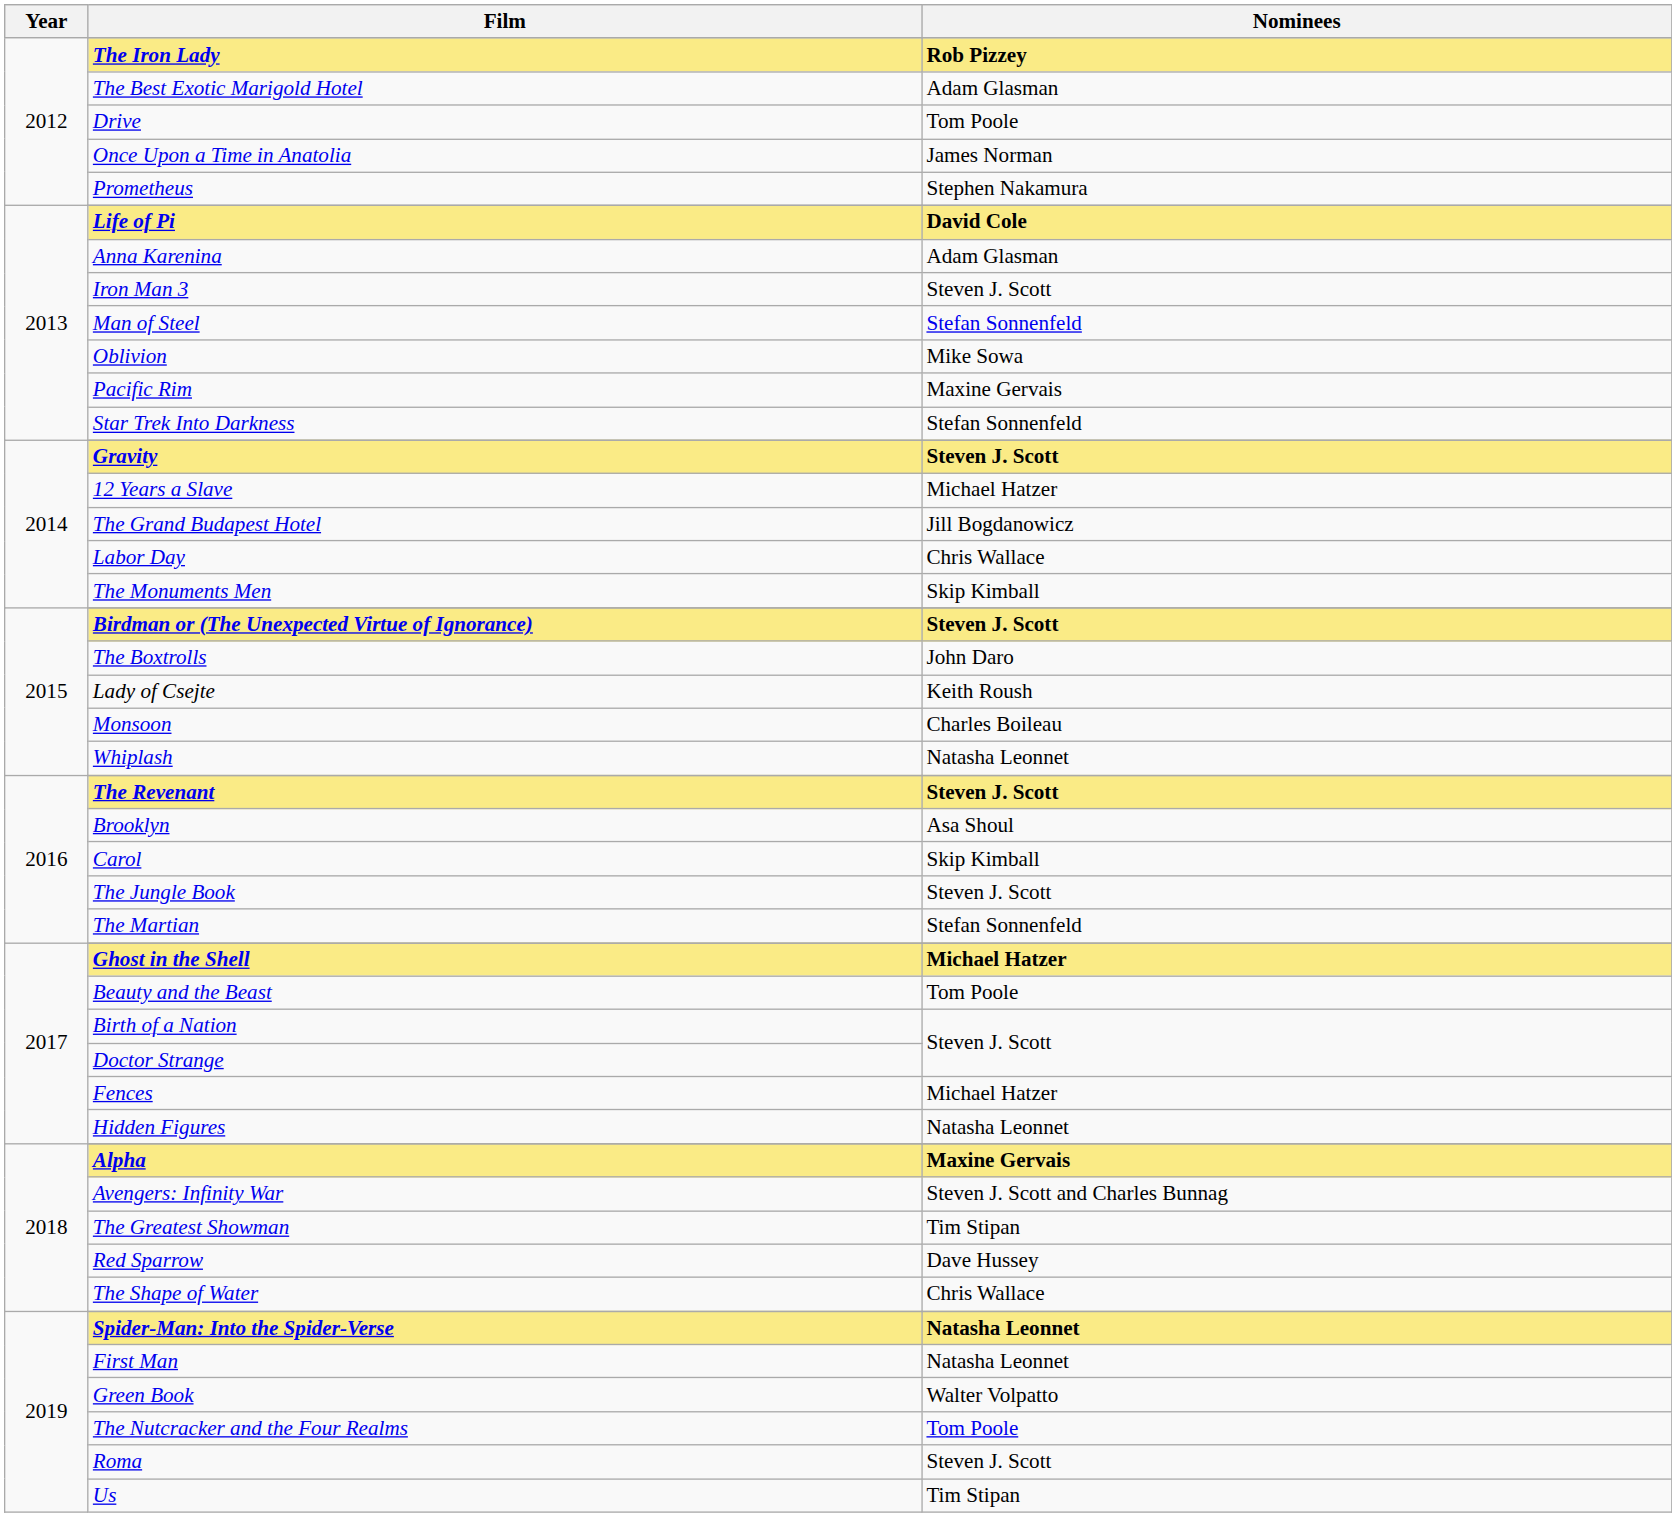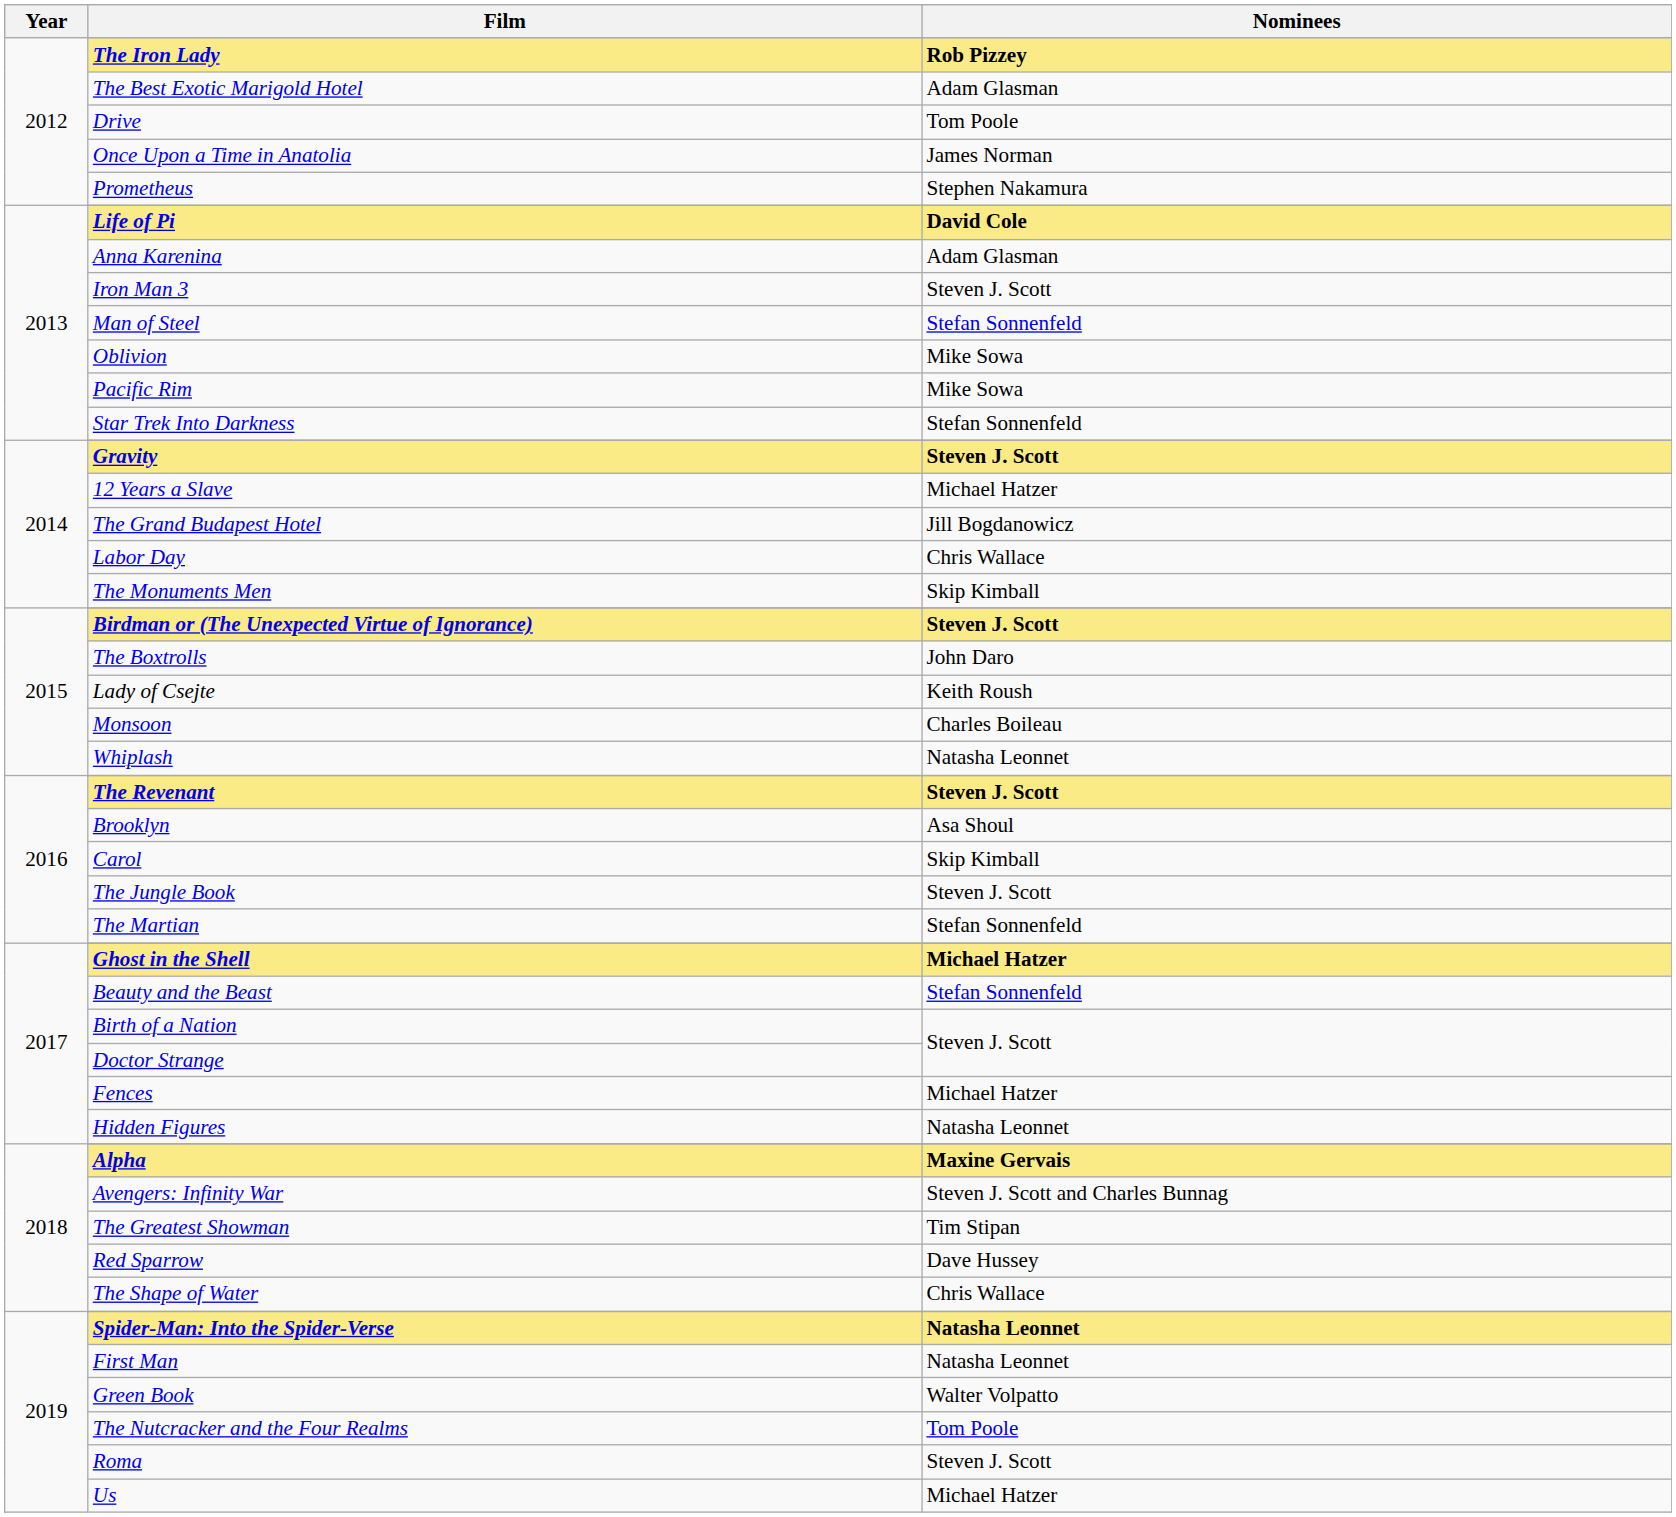(994, 389) Maxine Gervais -> (975, 389) Mike Sowa
(972, 992) Tom Poole -> (1004, 992) Stefan Sonnenfeld
(973, 1495) Tim Stipan -> (992, 1495) Michael Hatzer
